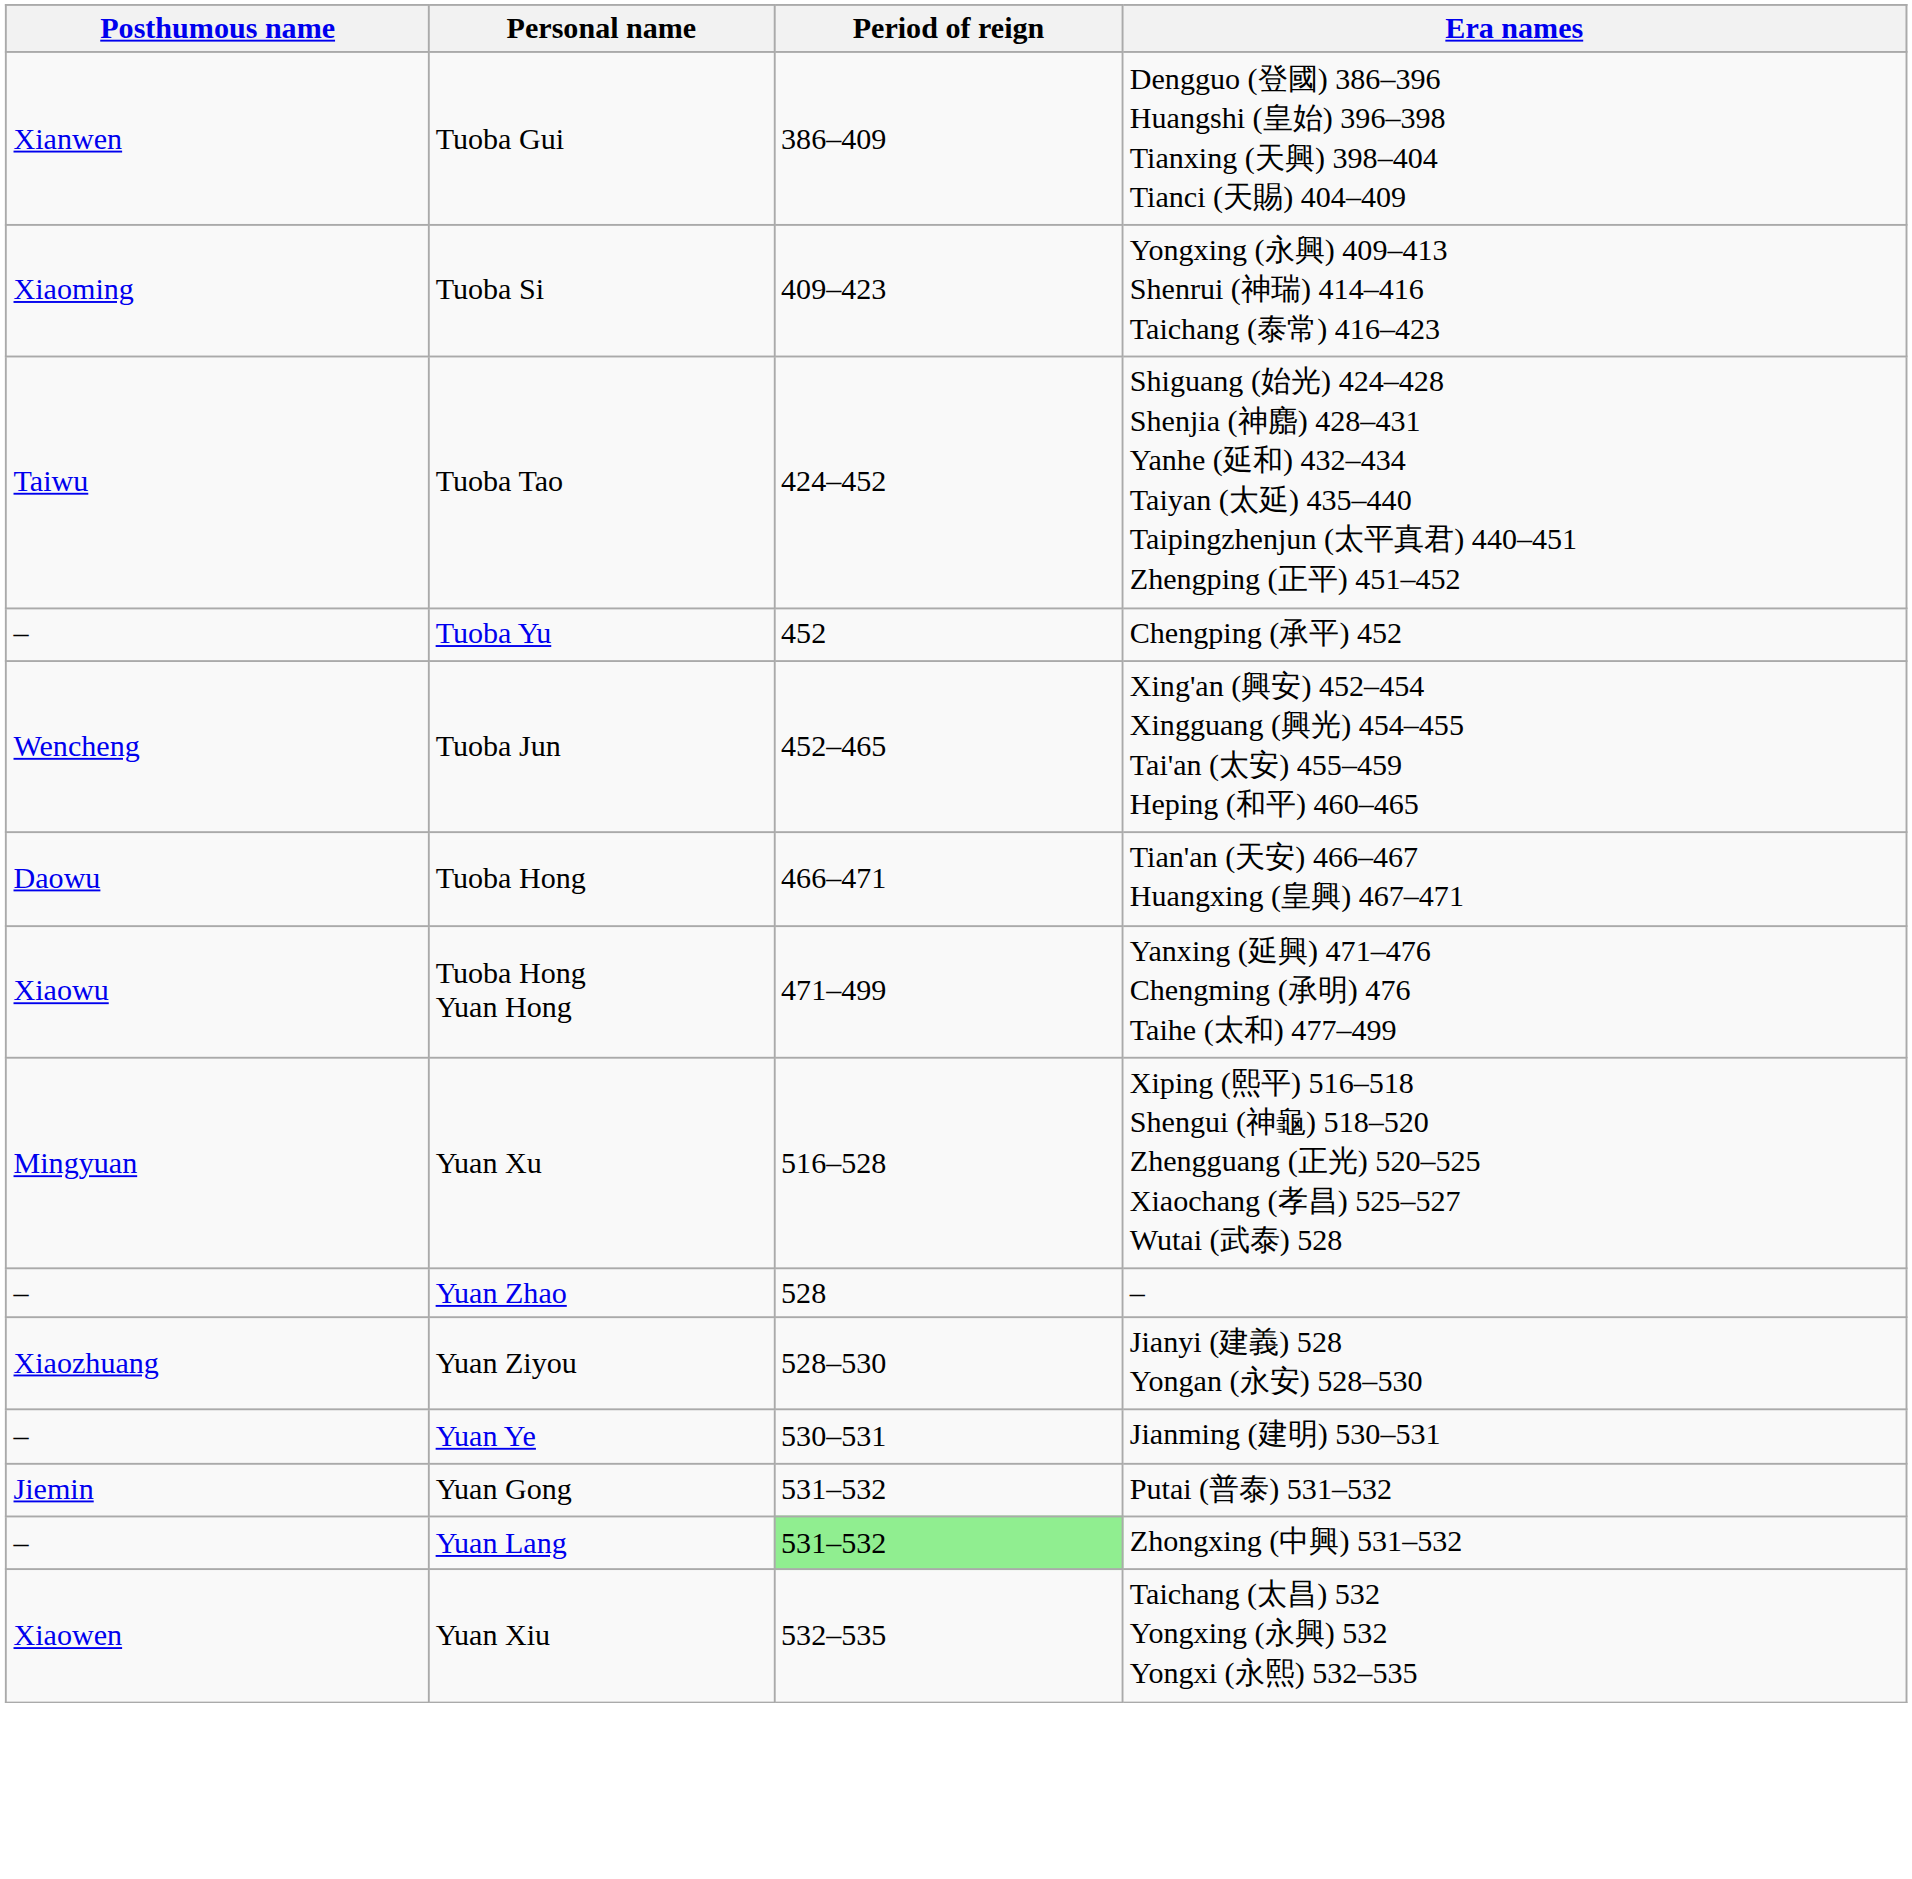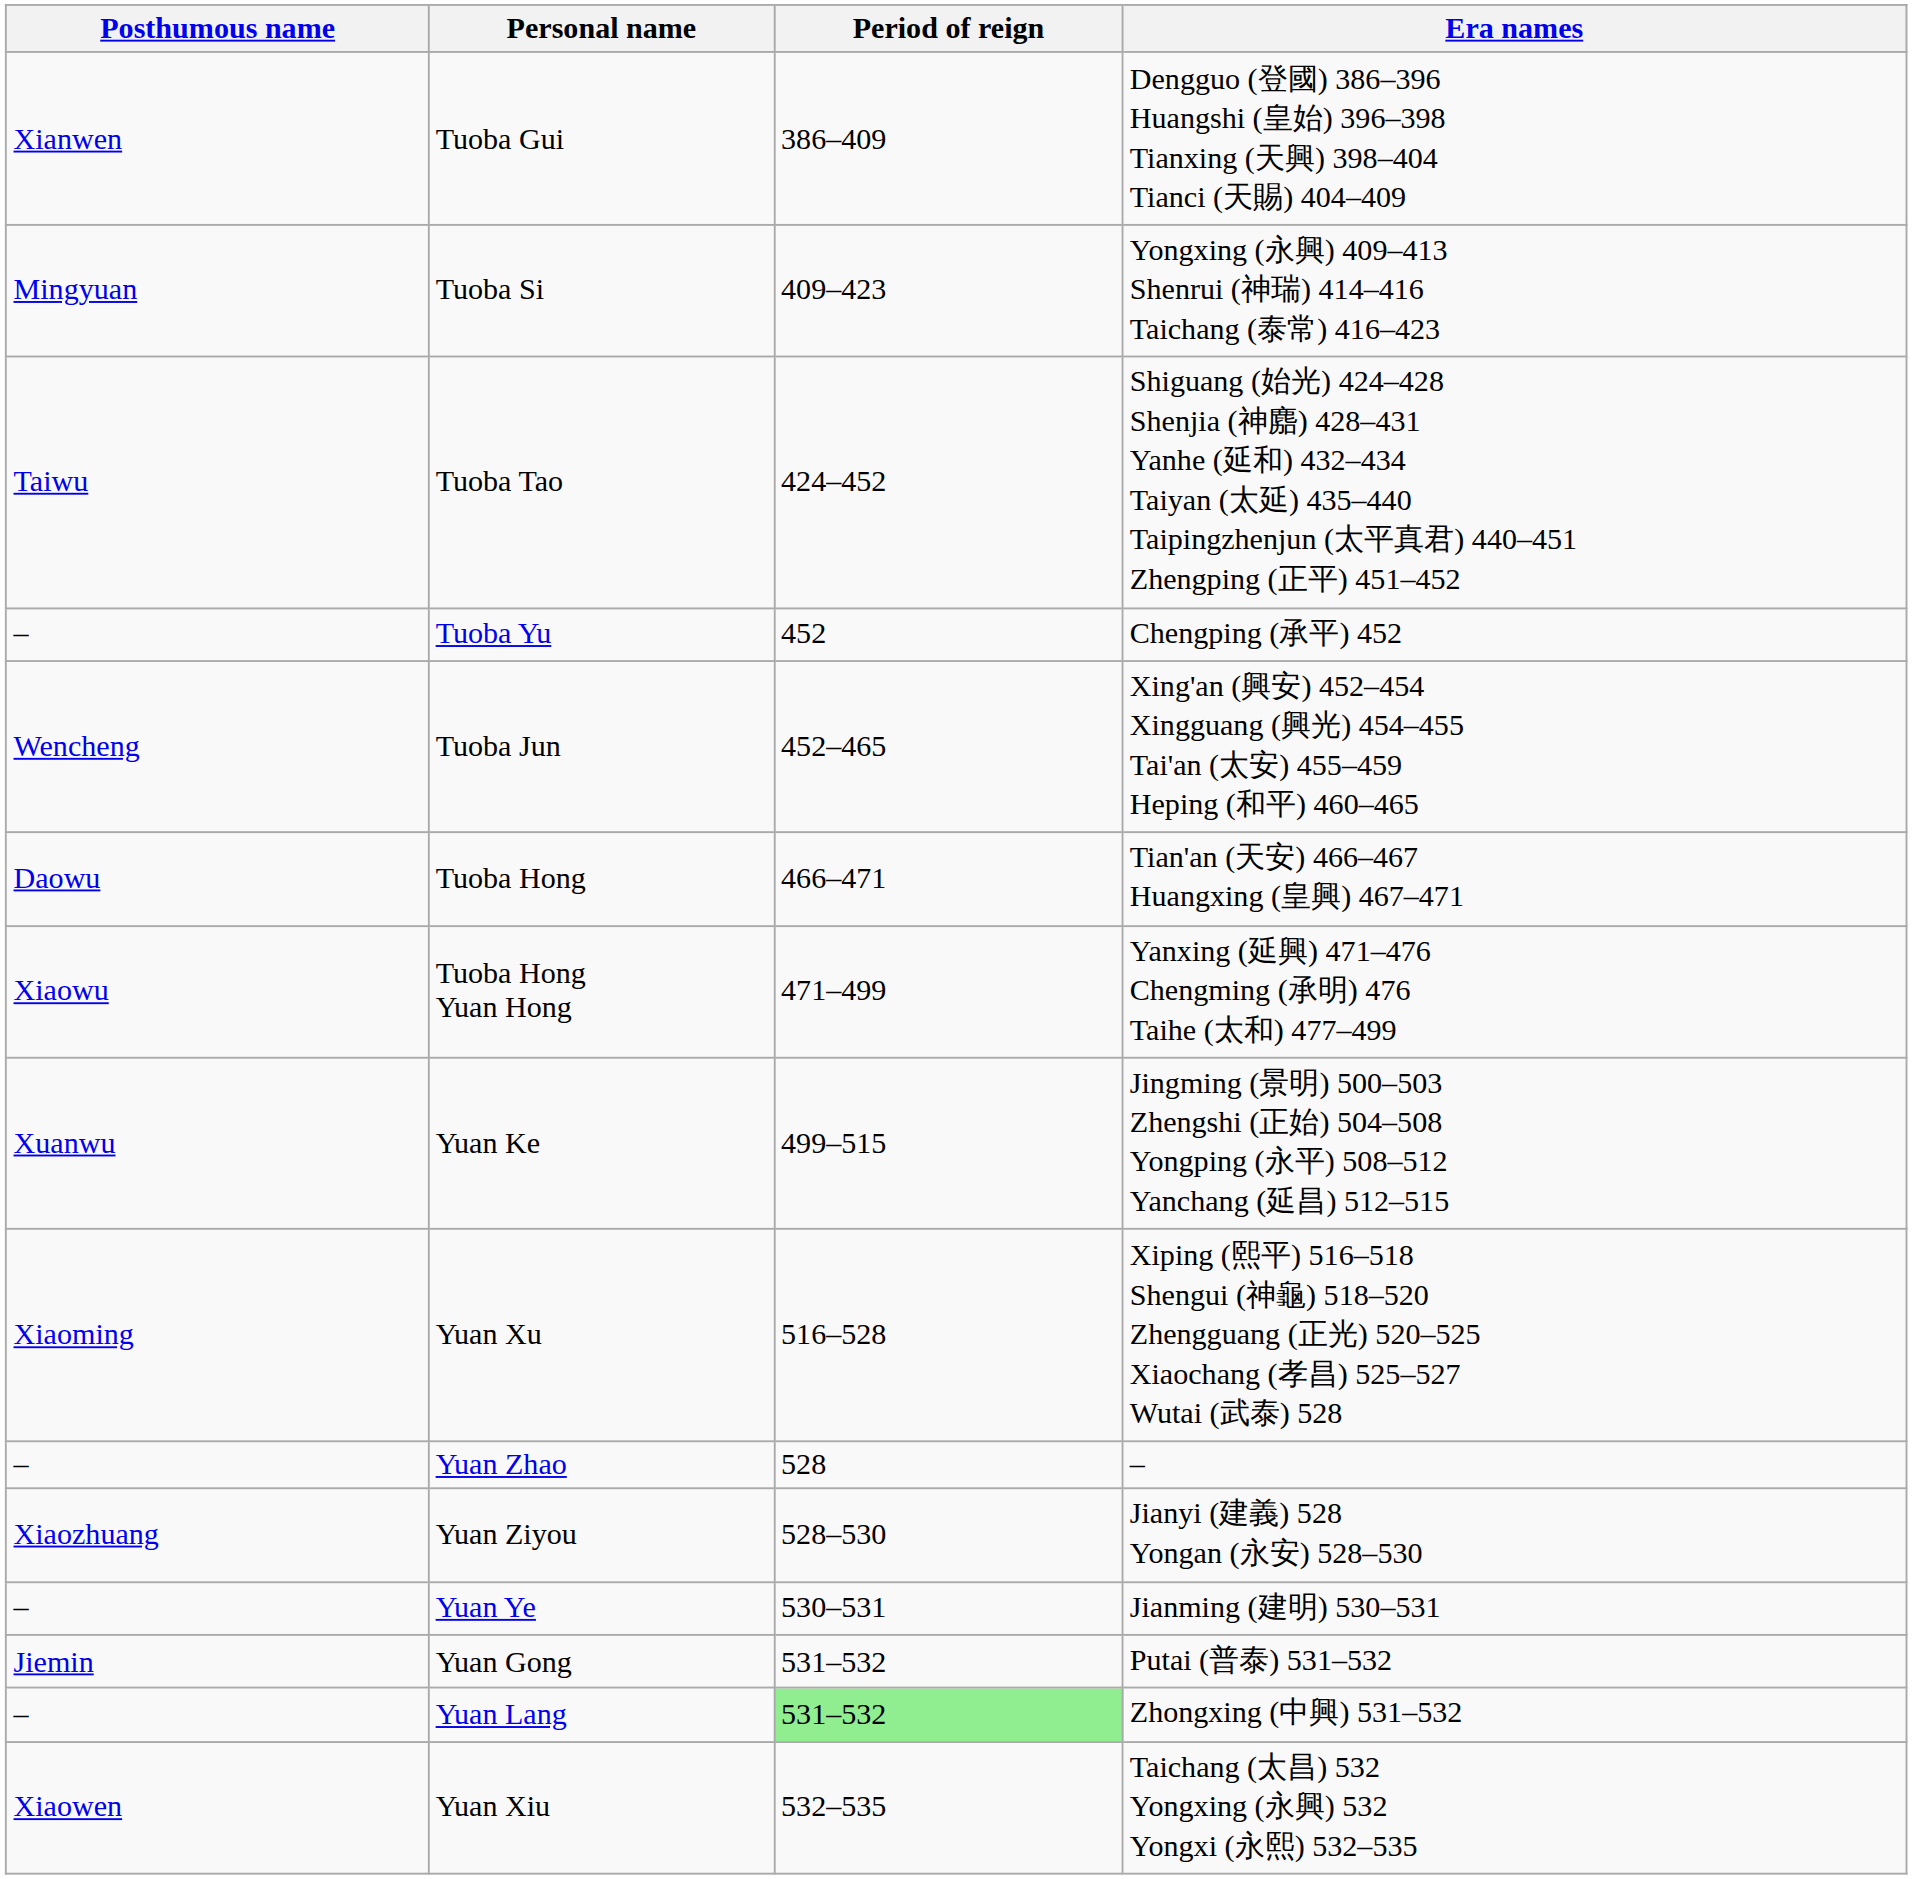(74, 290) Xiaoming -> (75, 290) Mingyuan
+ row: (488, 1143)
(75, 1162) Mingyuan -> (74, 1334) Xiaoming
